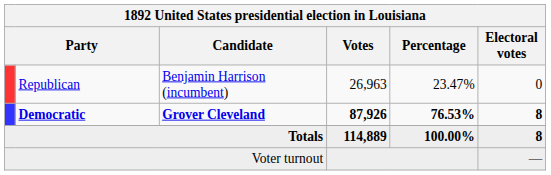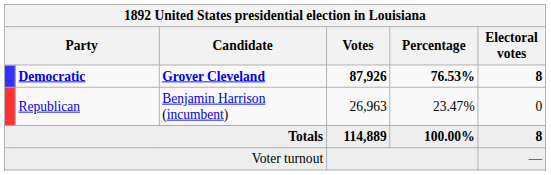rows swapped: (52, 114) <-> (49, 84)
